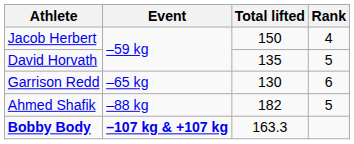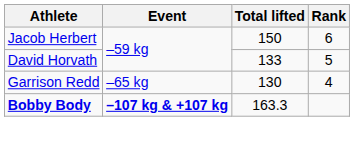(329, 38) 4 -> (329, 38) 6
(270, 61) 135 -> (270, 61) 133
(329, 83) 6 -> (329, 83) 4
- row: (52, 105)
